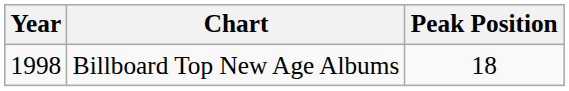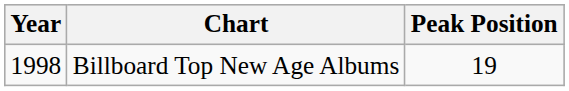(484, 64) 18 -> (484, 64) 19
